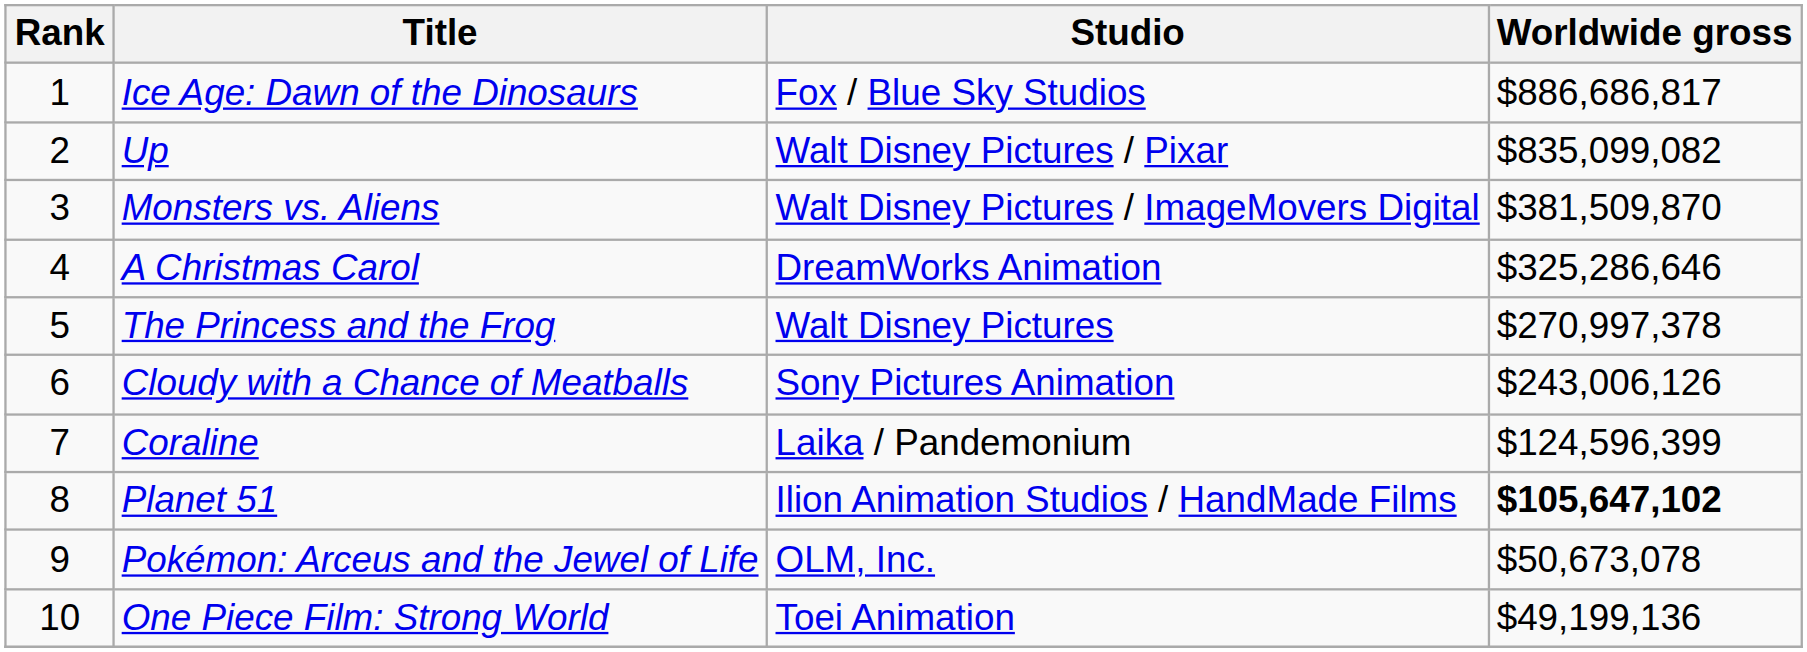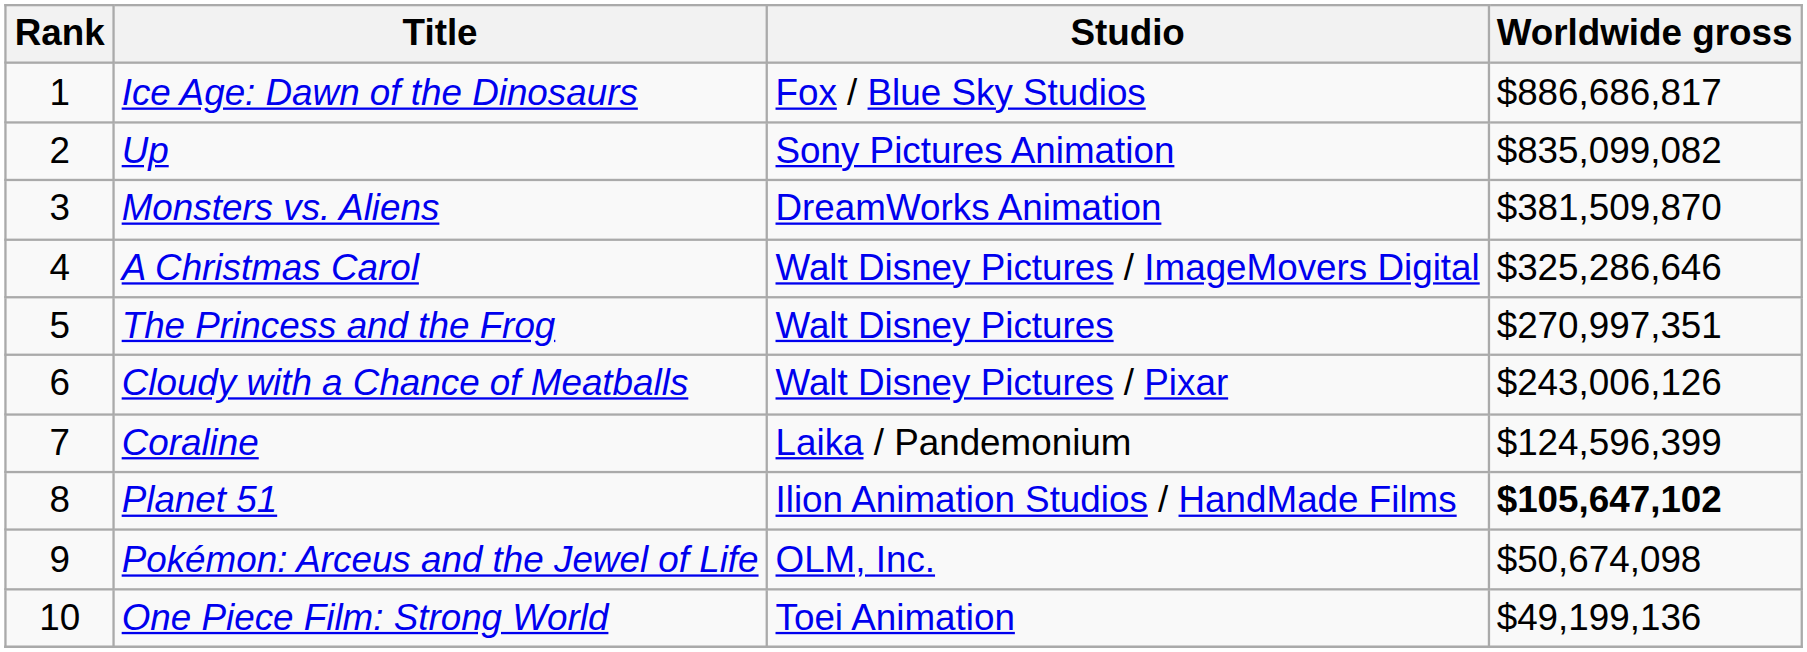(1002, 150) Walt Disney Pictures / Pixar -> (975, 150) Sony Pictures Animation
(1128, 208) Walt Disney Pictures / ImageMovers Digital -> (968, 208) DreamWorks Animation
(968, 267) DreamWorks Animation -> (1128, 267) Walt Disney Pictures / ImageMovers Digital
(1609, 325) $270,997,378 -> (1609, 325) $270,997,351
(975, 383) Sony Pictures Animation -> (1002, 383) Walt Disney Pictures / Pixar
(1599, 558) $50,673,078 -> (1599, 558) $50,674,098
